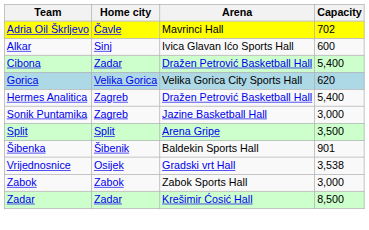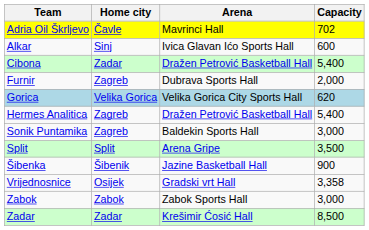+ row: (21, 81)
(214, 115) Jazine Basketball Hall -> (210, 132) Baldekin Sports Hall
(210, 149) Baldekin Sports Hall -> (214, 166) Jazine Basketball Hall
(326, 149) 901 -> (326, 166) 900
(331, 166) 3,538 -> (331, 183) 3,358
